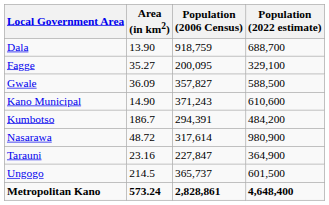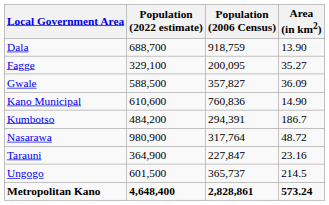columns swapped: (150, 21) <-> (285, 21)
(193, 101) 371,243 -> (227, 101) 760,836
(193, 137) 317,614 -> (227, 137) 317,764
